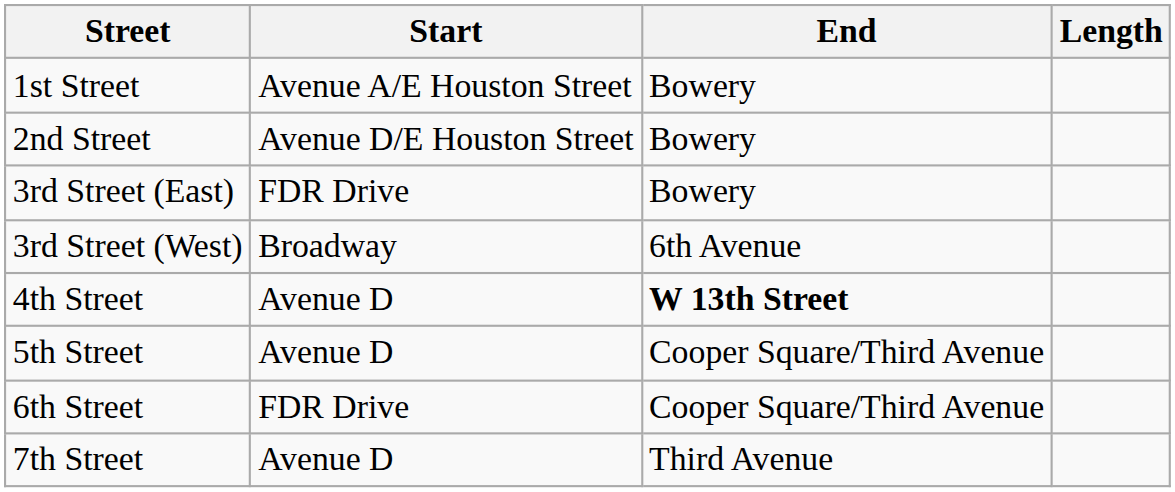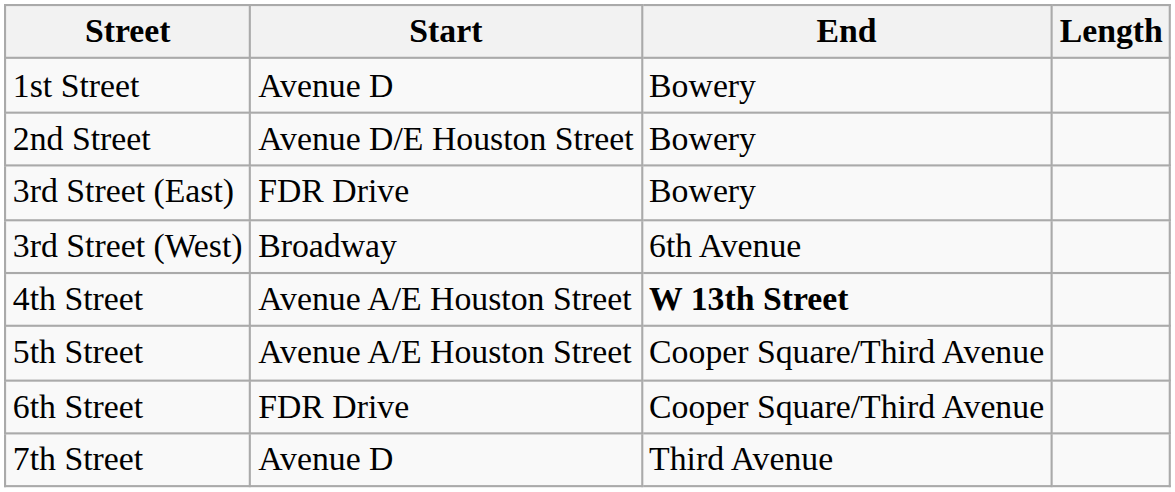(445, 84) Avenue A/E Houston Street -> (326, 84) Avenue D
(326, 298) Avenue D -> (445, 298) Avenue A/E Houston Street
(326, 352) Avenue D -> (445, 352) Avenue A/E Houston Street
